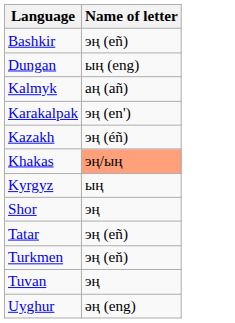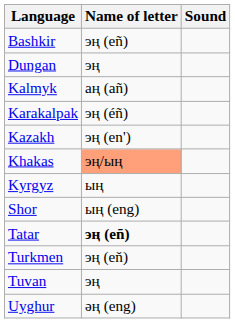+ column: (206, 16)
(112, 64) ың (eng) -> (92, 64) эң
(108, 112) эң (en') -> (106, 112) эң (éñ)
(106, 137) эң (éñ) -> (108, 137) эң (en')
(92, 209) эң -> (112, 209) ың (eng)
(106, 233) normal -> (107, 233) bold
